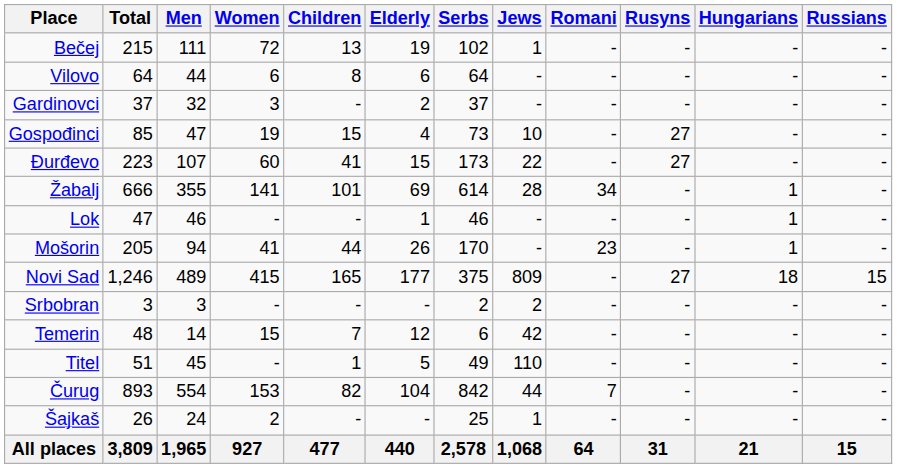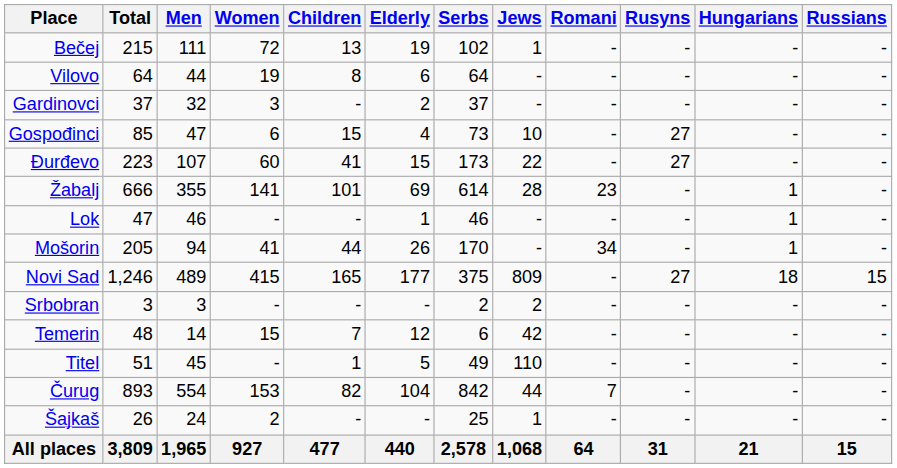(275, 76) 6 -> (270, 76) 19
(270, 133) 19 -> (275, 133) 6
(607, 190) 34 -> (607, 190) 23
(607, 248) 23 -> (607, 248) 34
